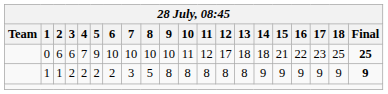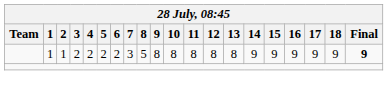- row: (47, 53)
